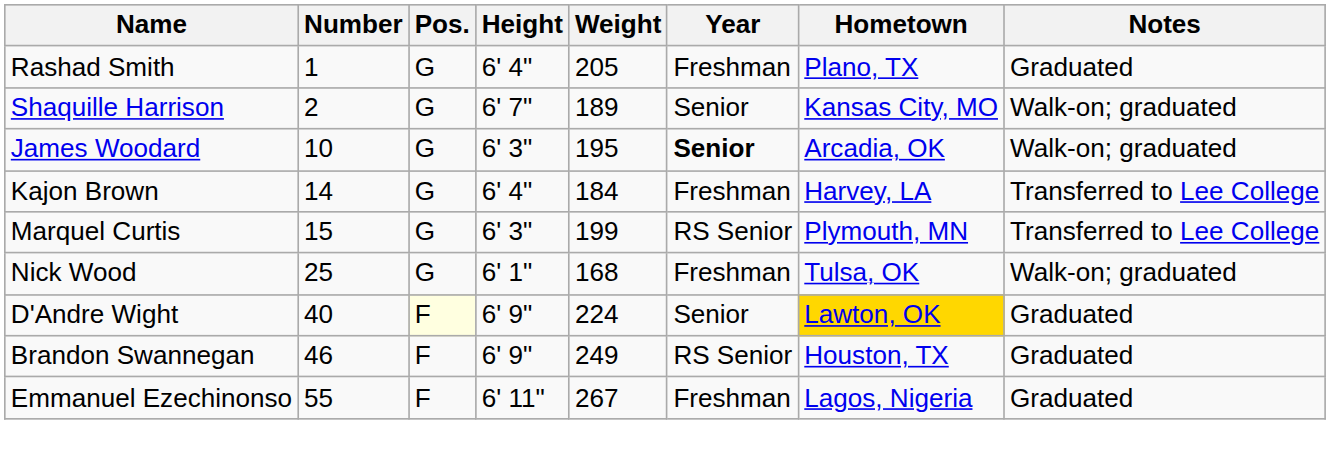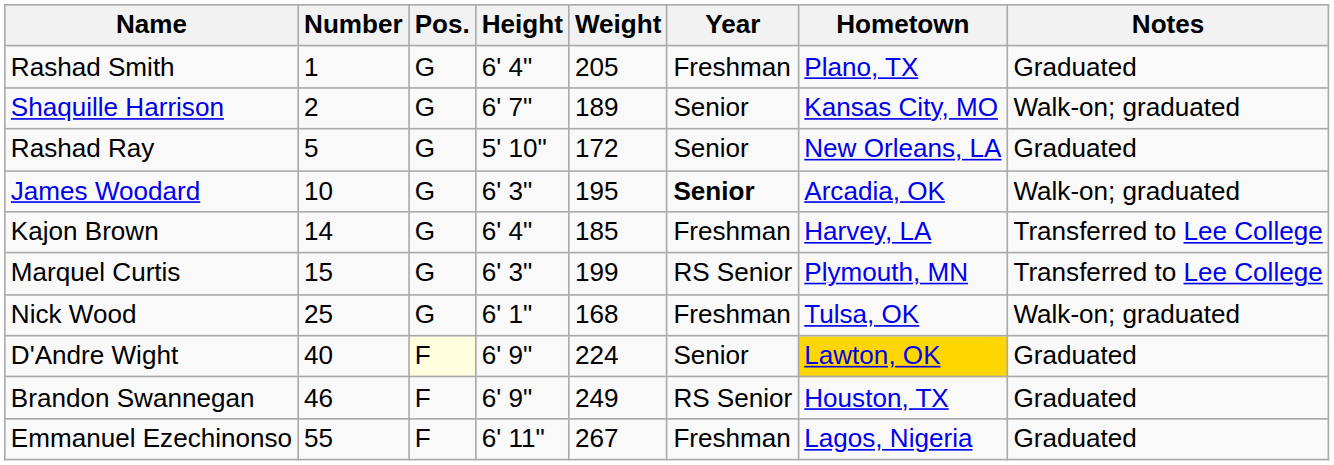+ row: (83, 149)
(597, 190) 184 -> (597, 231) 185
